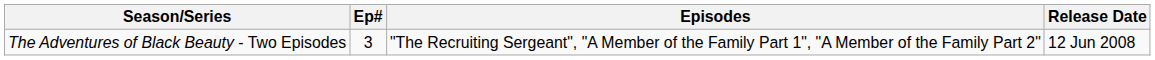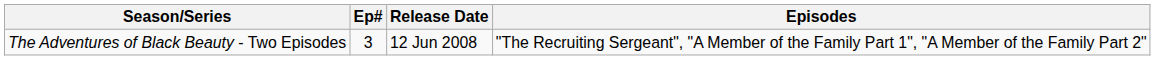columns swapped: (1097, 17) <-> (715, 17)
